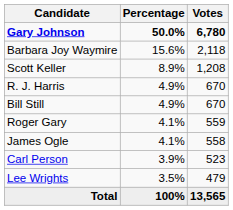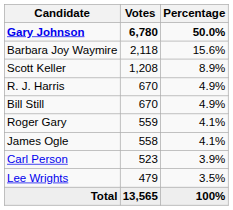columns swapped: (208, 13) <-> (154, 13)
